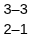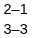rows swapped: (16, 29) <-> (16, 9)
